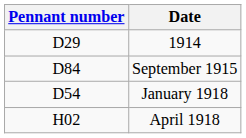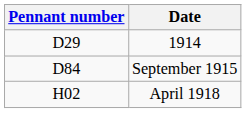- row: (185, 94)
